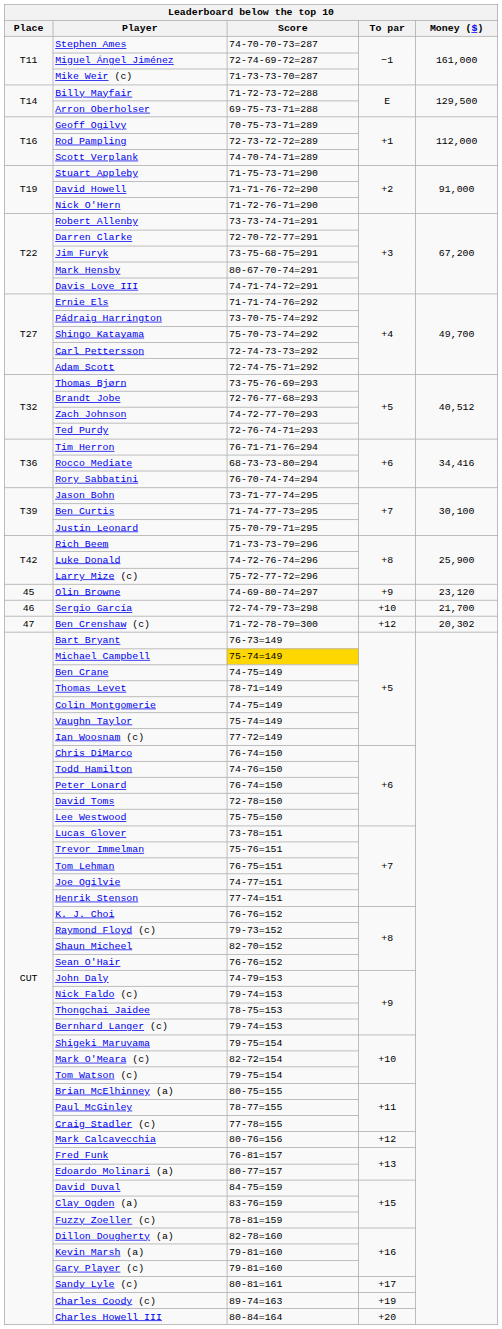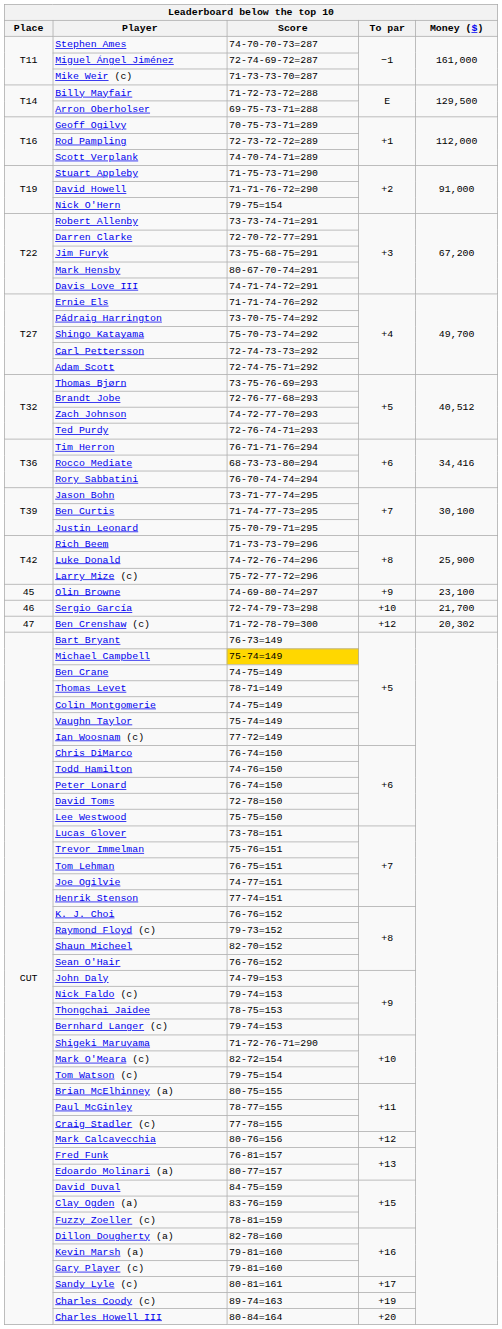(274, 206) 71-72-76-71=290 -> (256, 206) 79-75=154
(457, 592) 23,120 -> (457, 592) 23,100
(256, 1043) 79-75=154 -> (274, 1043) 71-72-76-71=290
